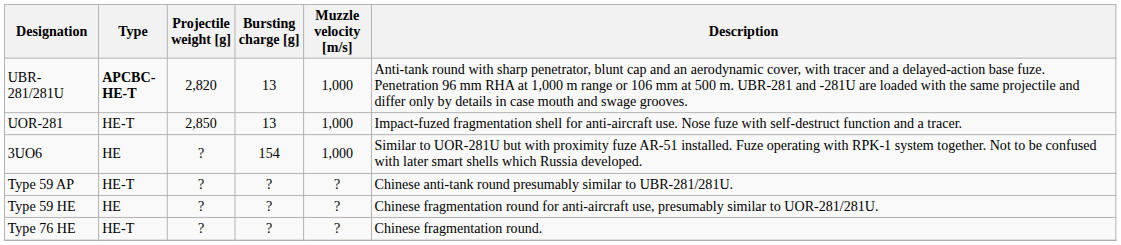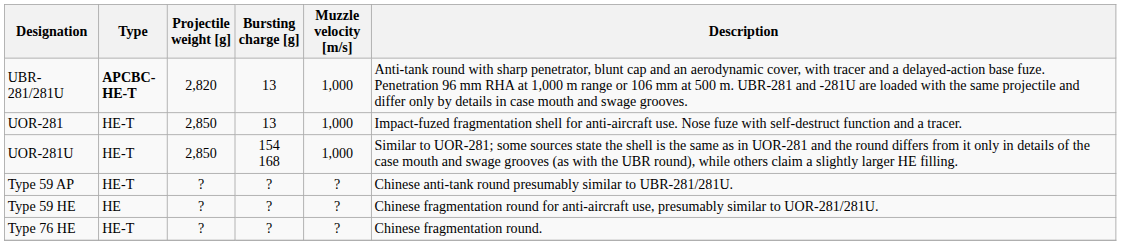+ row: (41, 153)
- row: (25, 153)
